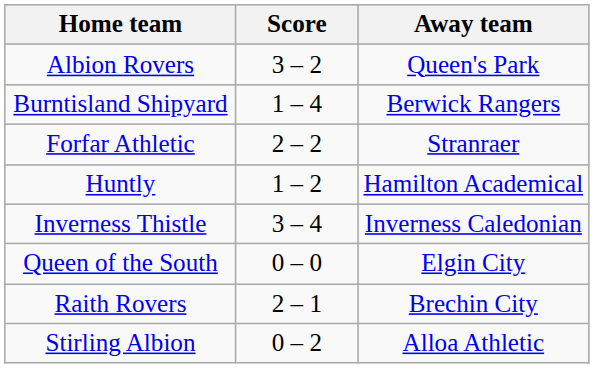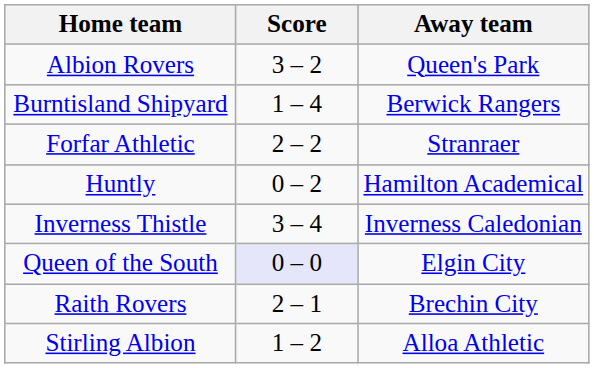(297, 183) 1 – 2 -> (297, 183) 0 – 2
(297, 263) no background -> (297, 263) lavender background
(297, 343) 0 – 2 -> (297, 343) 1 – 2
